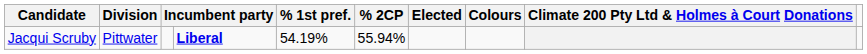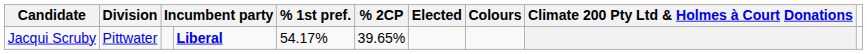(304, 37) 54.19% -> (304, 37) 54.17%
(381, 37) 55.94% -> (381, 37) 39.65%
